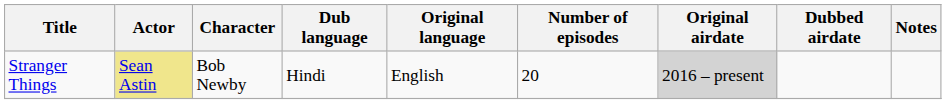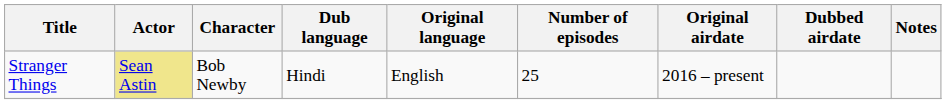(530, 74) 20 -> (530, 74) 25
(713, 74) lightgrey background -> (713, 74) no background
